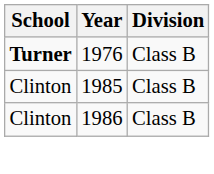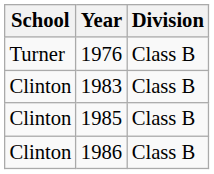(41, 53) bold -> (37, 53) normal
+ row: (101, 86)
